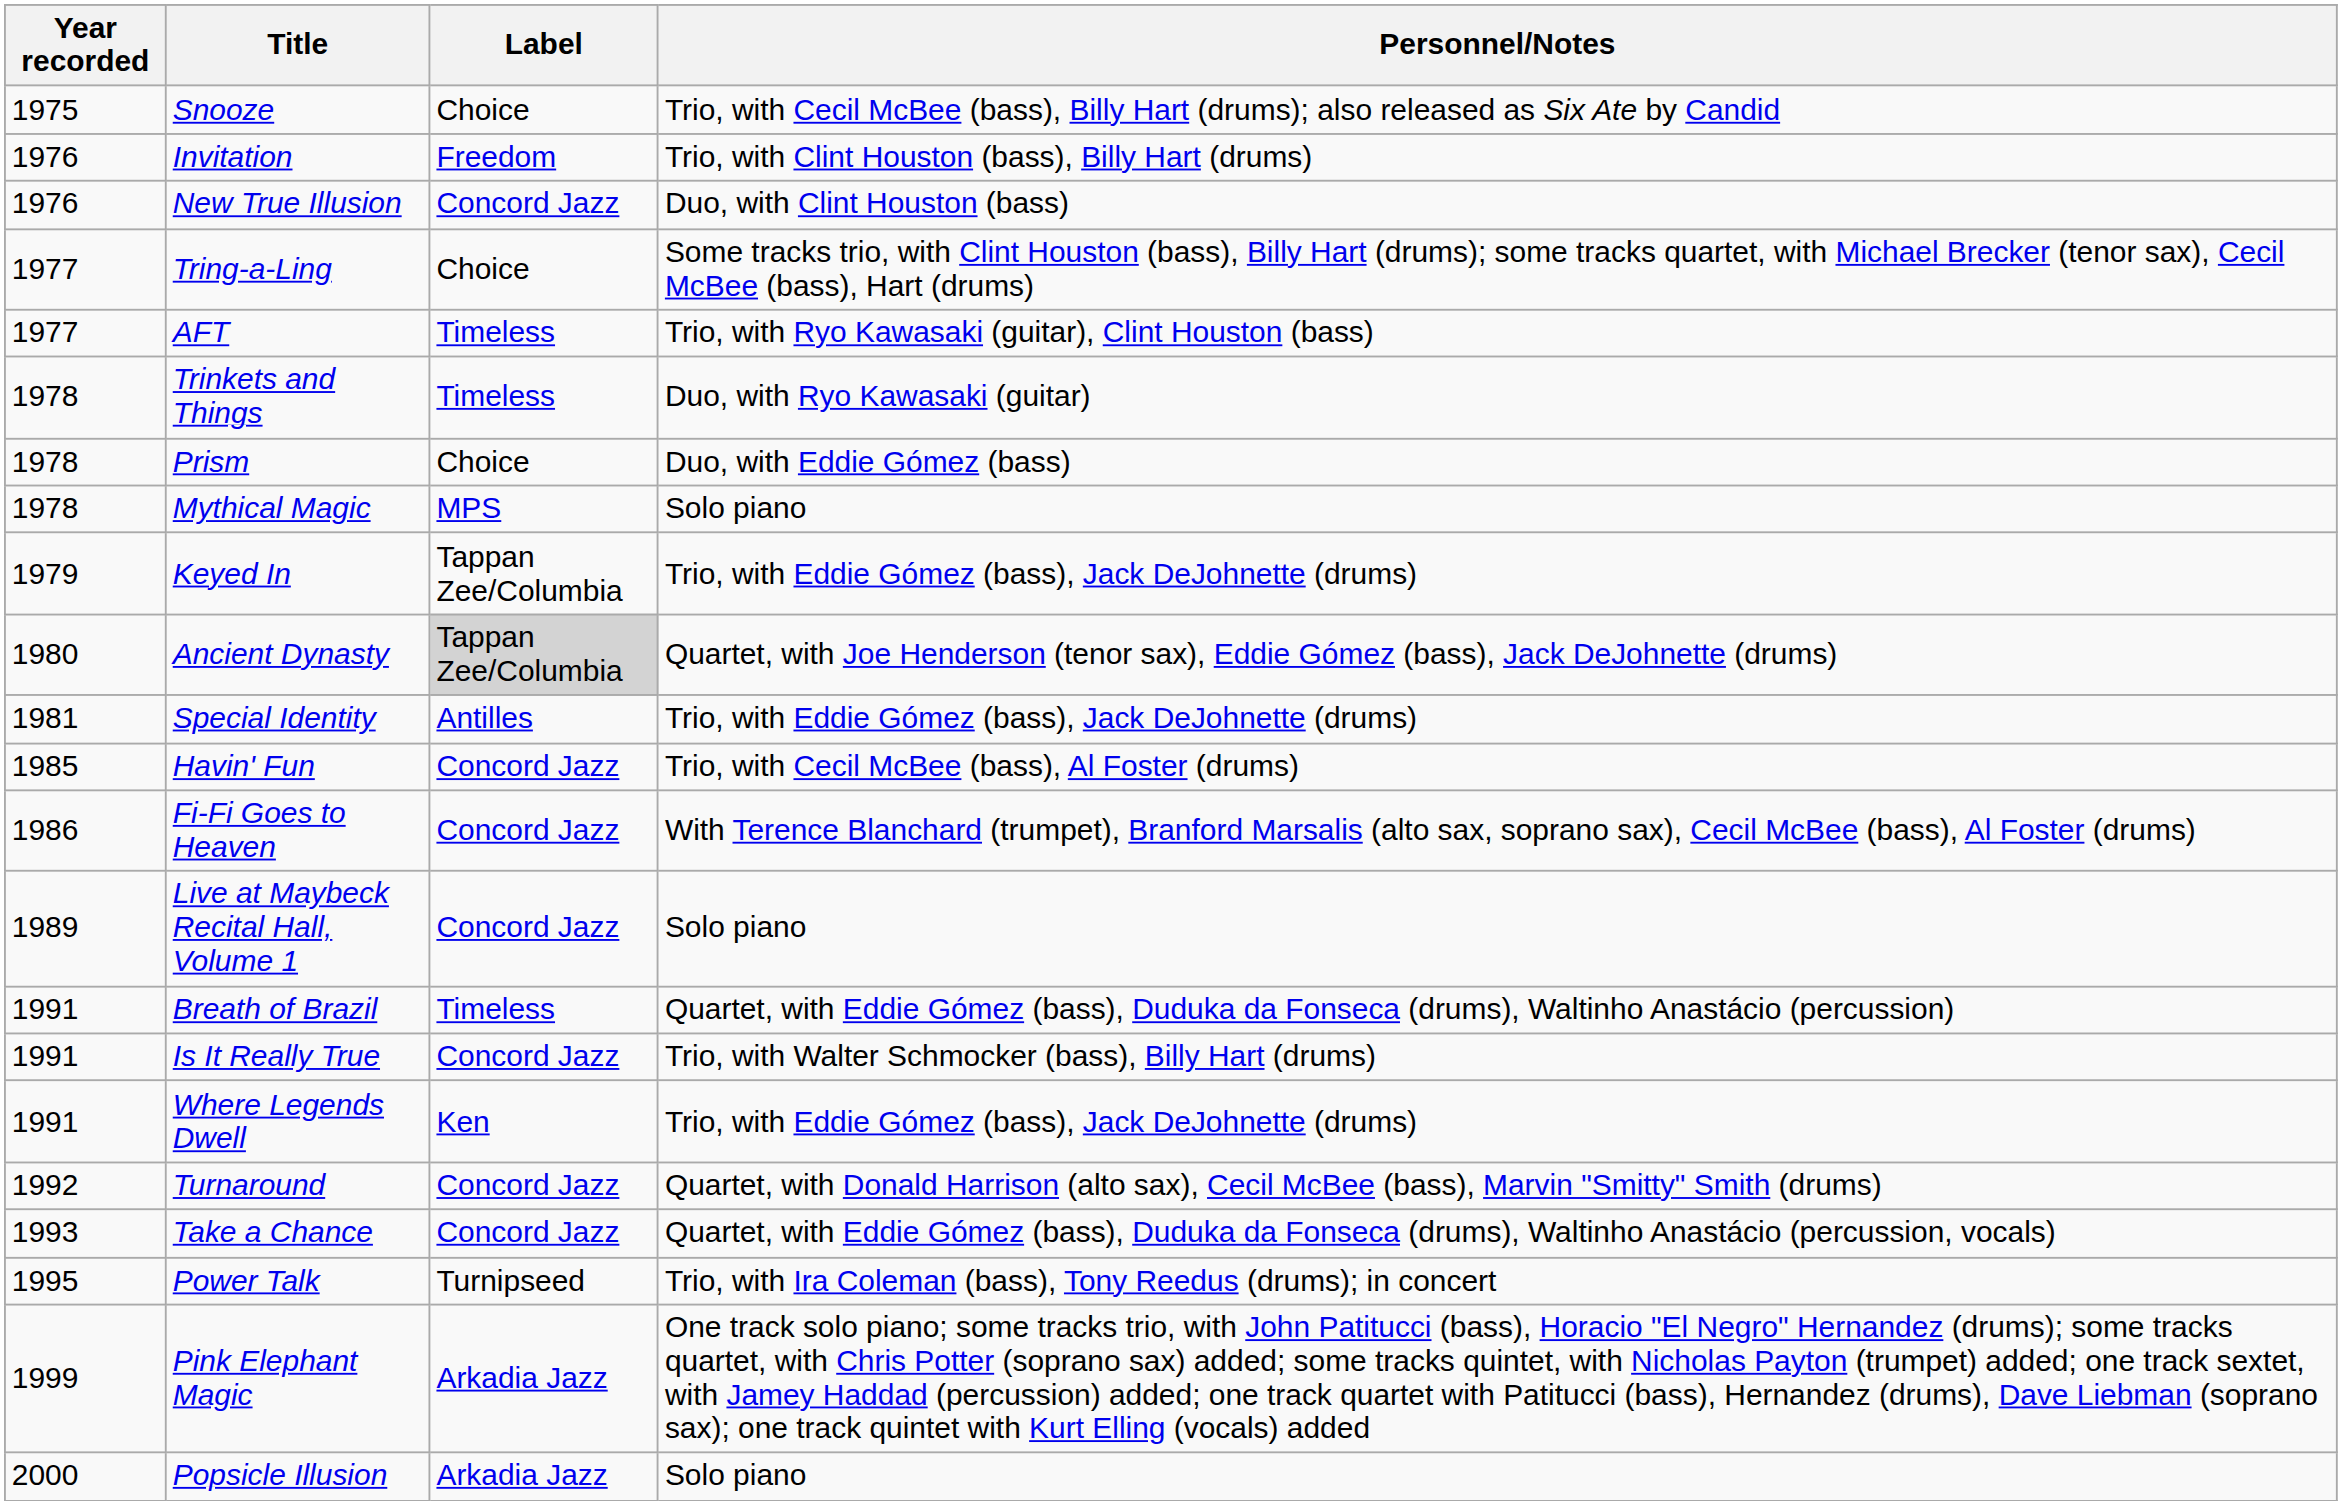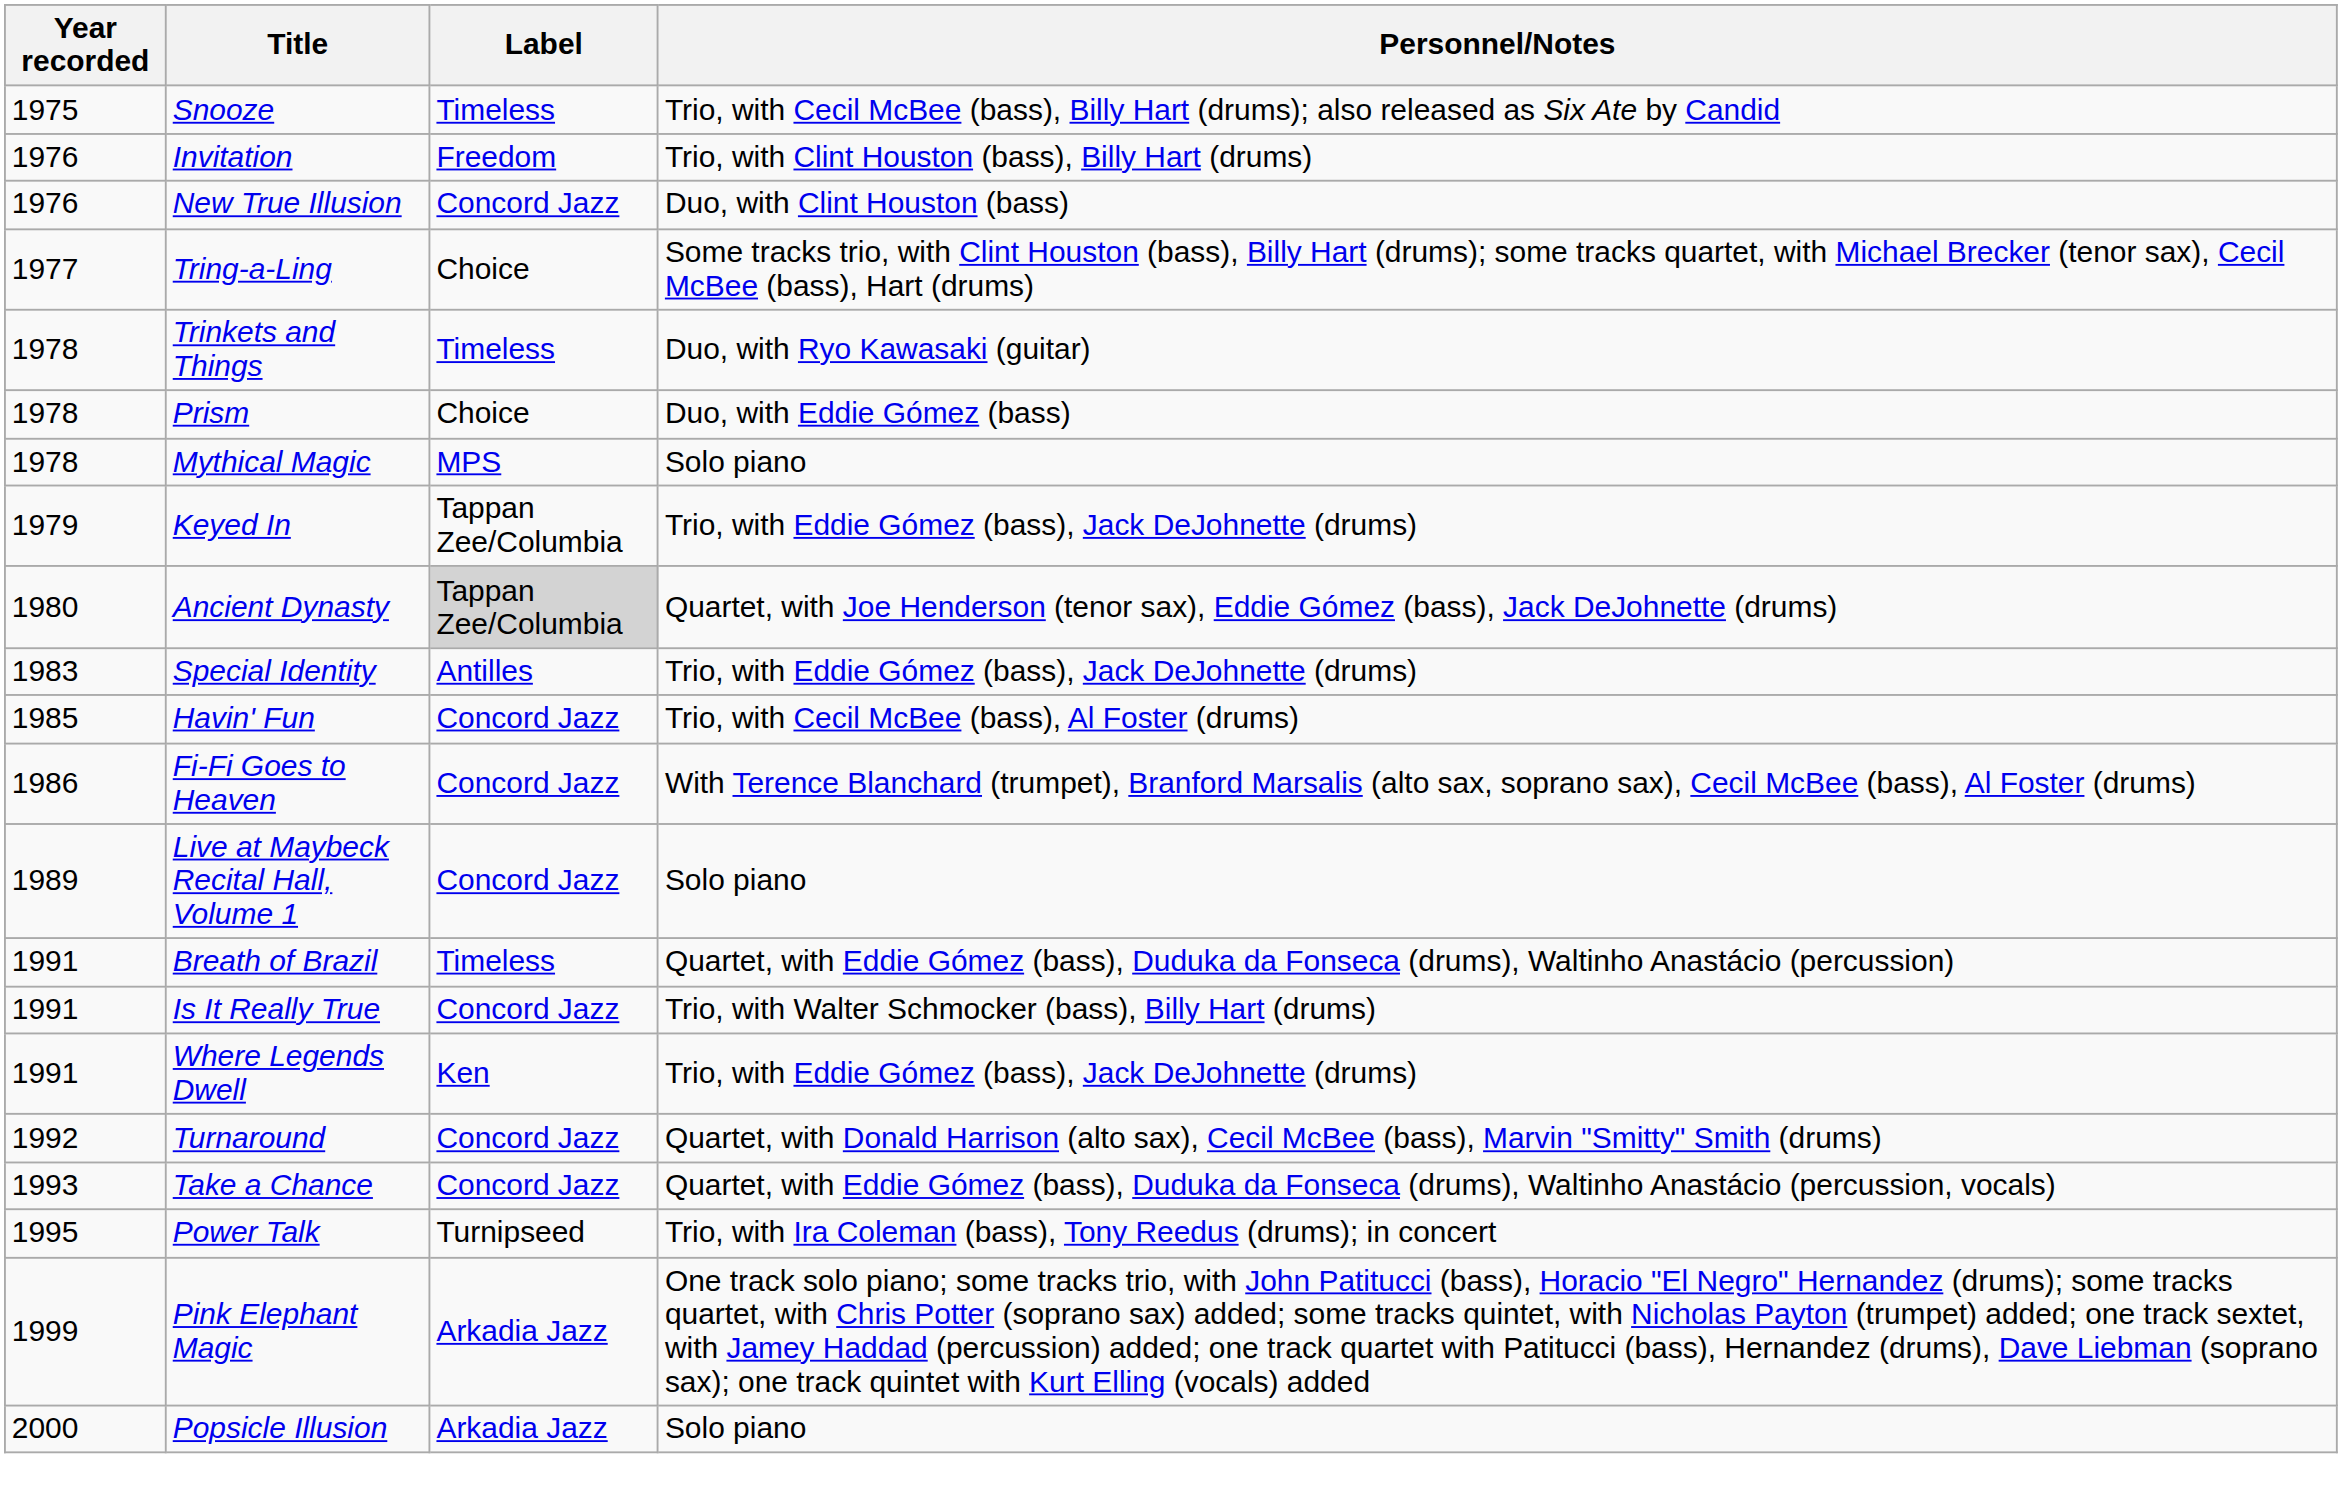(483, 109) Choice -> (496, 109) Timeless
- row: (201, 332)
(45, 718) 1981 -> (45, 671) 1983
